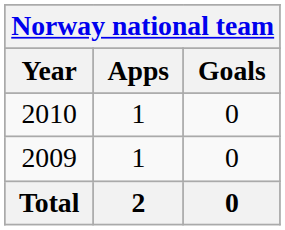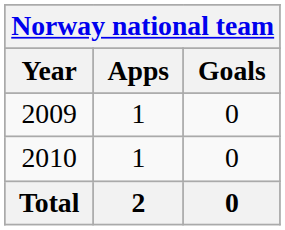rows swapped: (49, 158) <-> (49, 114)
